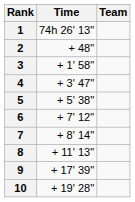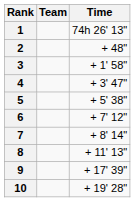columns swapped: (113, 13) <-> (67, 13)
